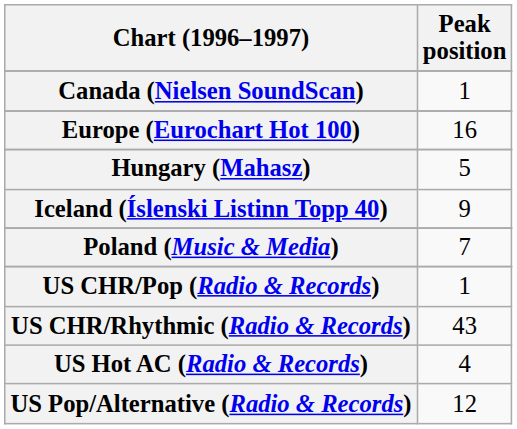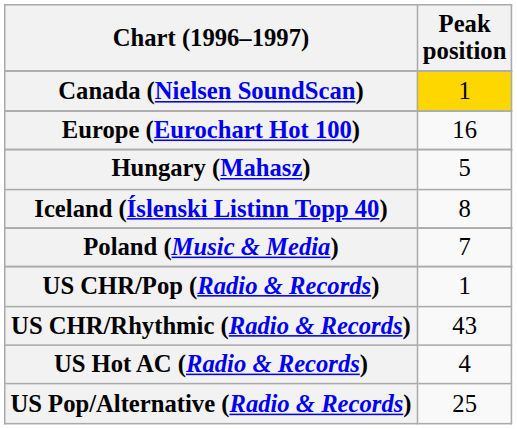(465, 90) no background -> (465, 90) gold background
(465, 208) 9 -> (465, 208) 8
(465, 403) 12 -> (465, 403) 25
